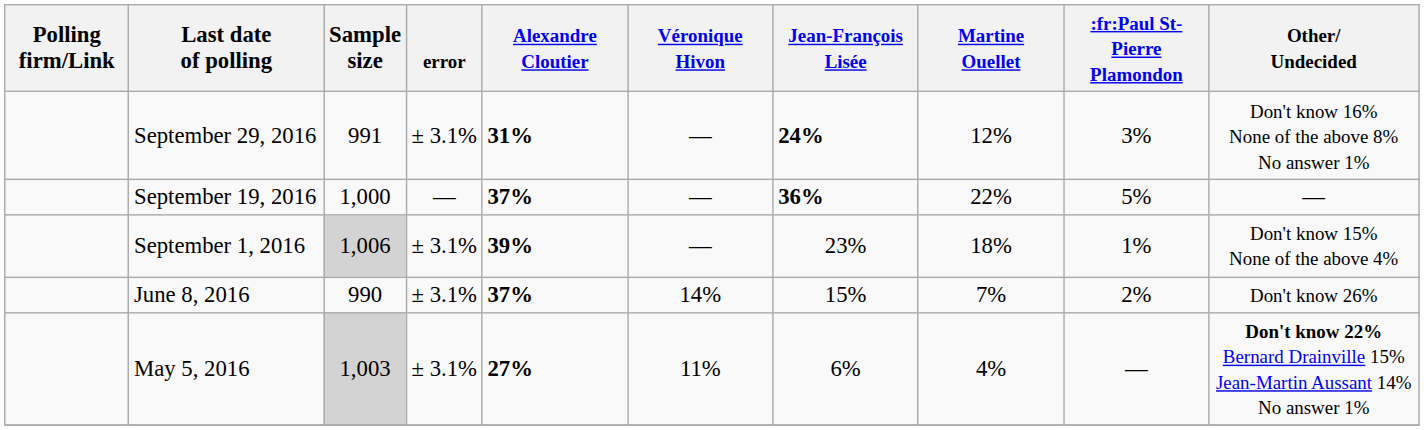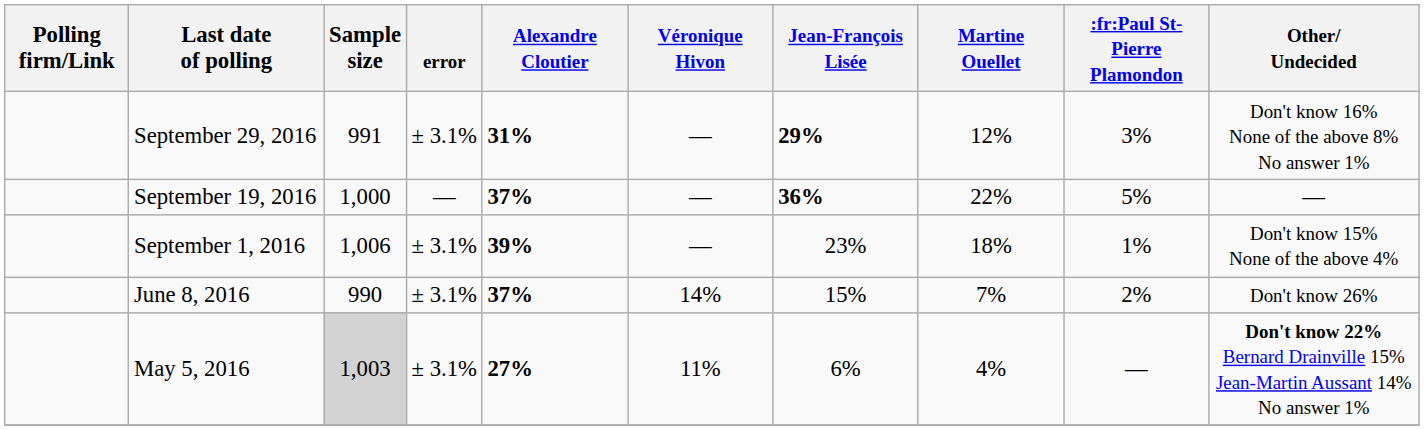(801, 135) 24% -> (801, 135) 29%
(365, 245) lightgrey background -> (365, 245) no background
